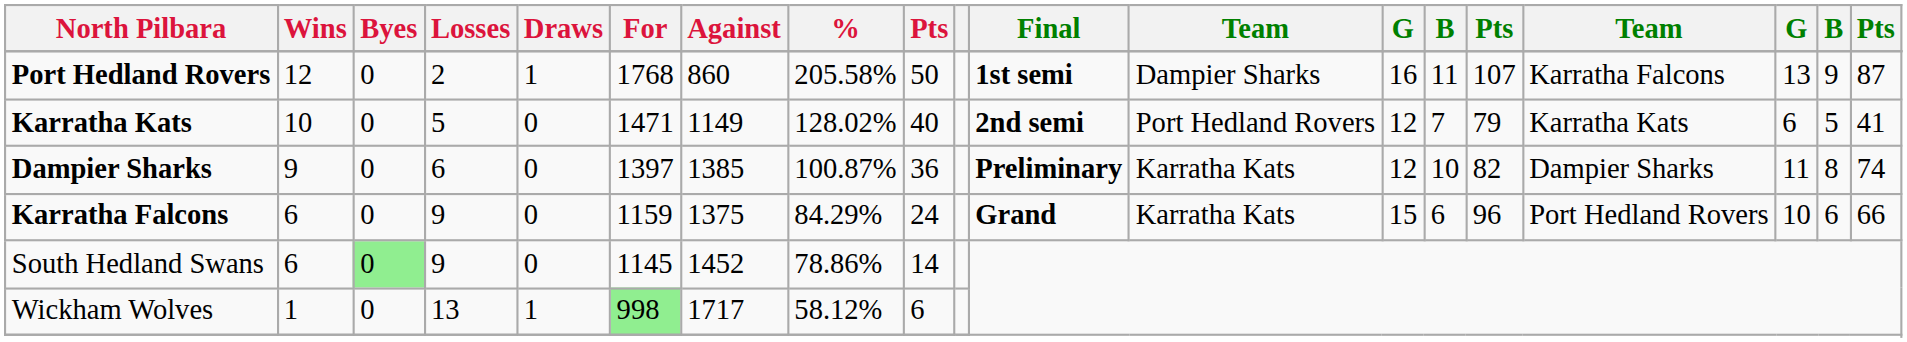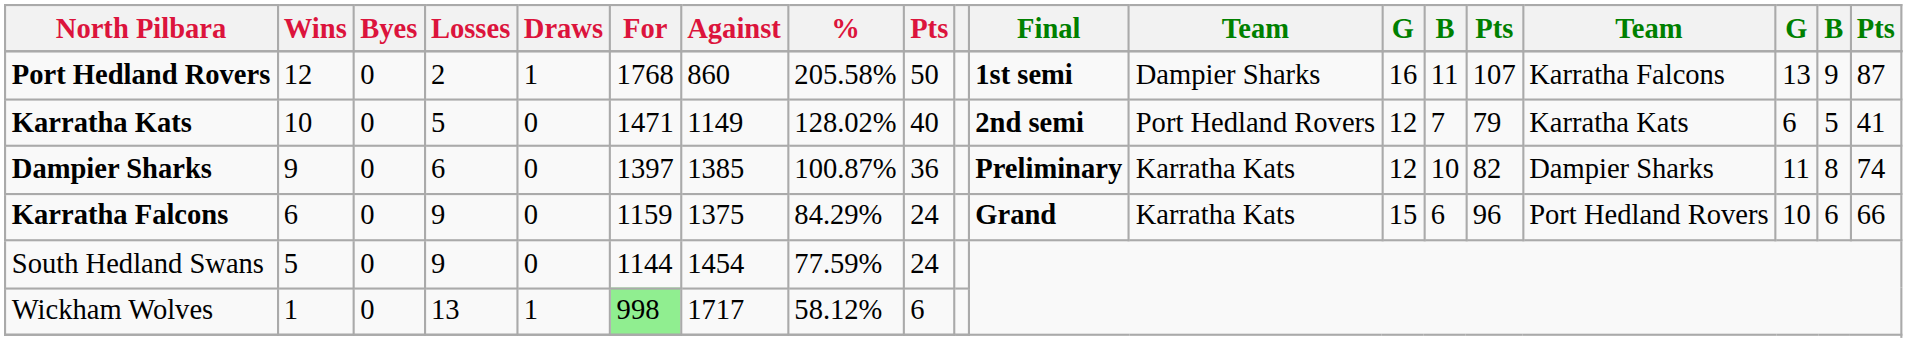(291, 263) 6 -> (291, 263) 5
(367, 263) lightgreen background -> (367, 263) no background
(645, 263) 1145 -> (645, 263) 1144
(716, 263) 1452 -> (716, 263) 1454
(838, 263) 78.86% -> (838, 263) 77.59%
(924, 263) 14 -> (924, 263) 24
